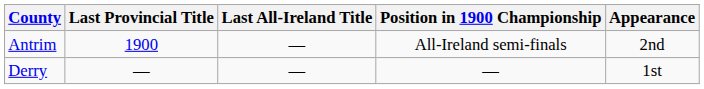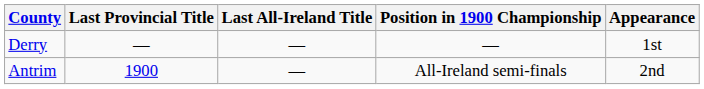rows swapped: (32, 44) <-> (28, 70)
